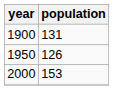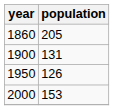+ row: (21, 34)
